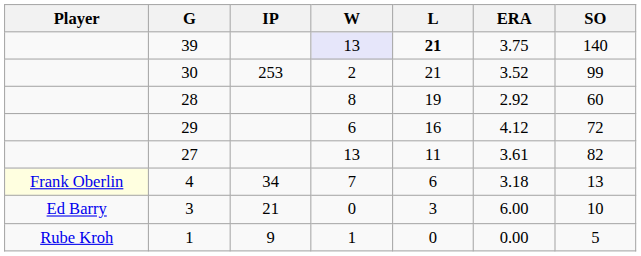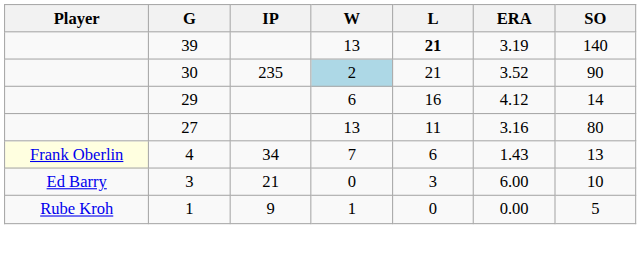(352, 45) lavender background -> (352, 45) no background
(514, 45) 3.75 -> (514, 45) 3.19
(271, 72) 253 -> (271, 72) 235
(352, 72) no background -> (352, 72) lightblue background
(595, 72) 99 -> (595, 72) 90
- row: (189, 100)
(595, 127) 72 -> (595, 100) 14
(514, 154) 3.61 -> (514, 127) 3.16
(595, 154) 82 -> (595, 127) 80
(514, 182) 3.18 -> (514, 154) 1.43
